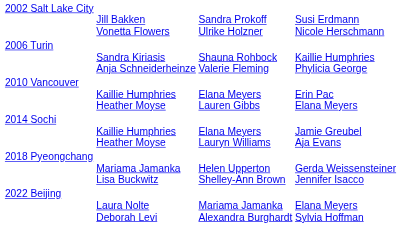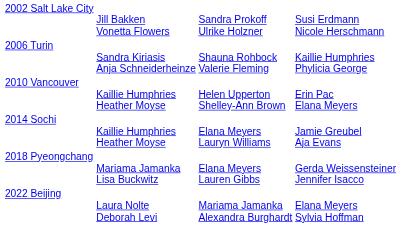(230, 100) Elana Meyers Lauren Gibbs -> (242, 100) Helen Upperton Shelley-Ann Brown
(242, 174) Helen Upperton Shelley-Ann Brown -> (230, 174) Elana Meyers Lauren Gibbs
